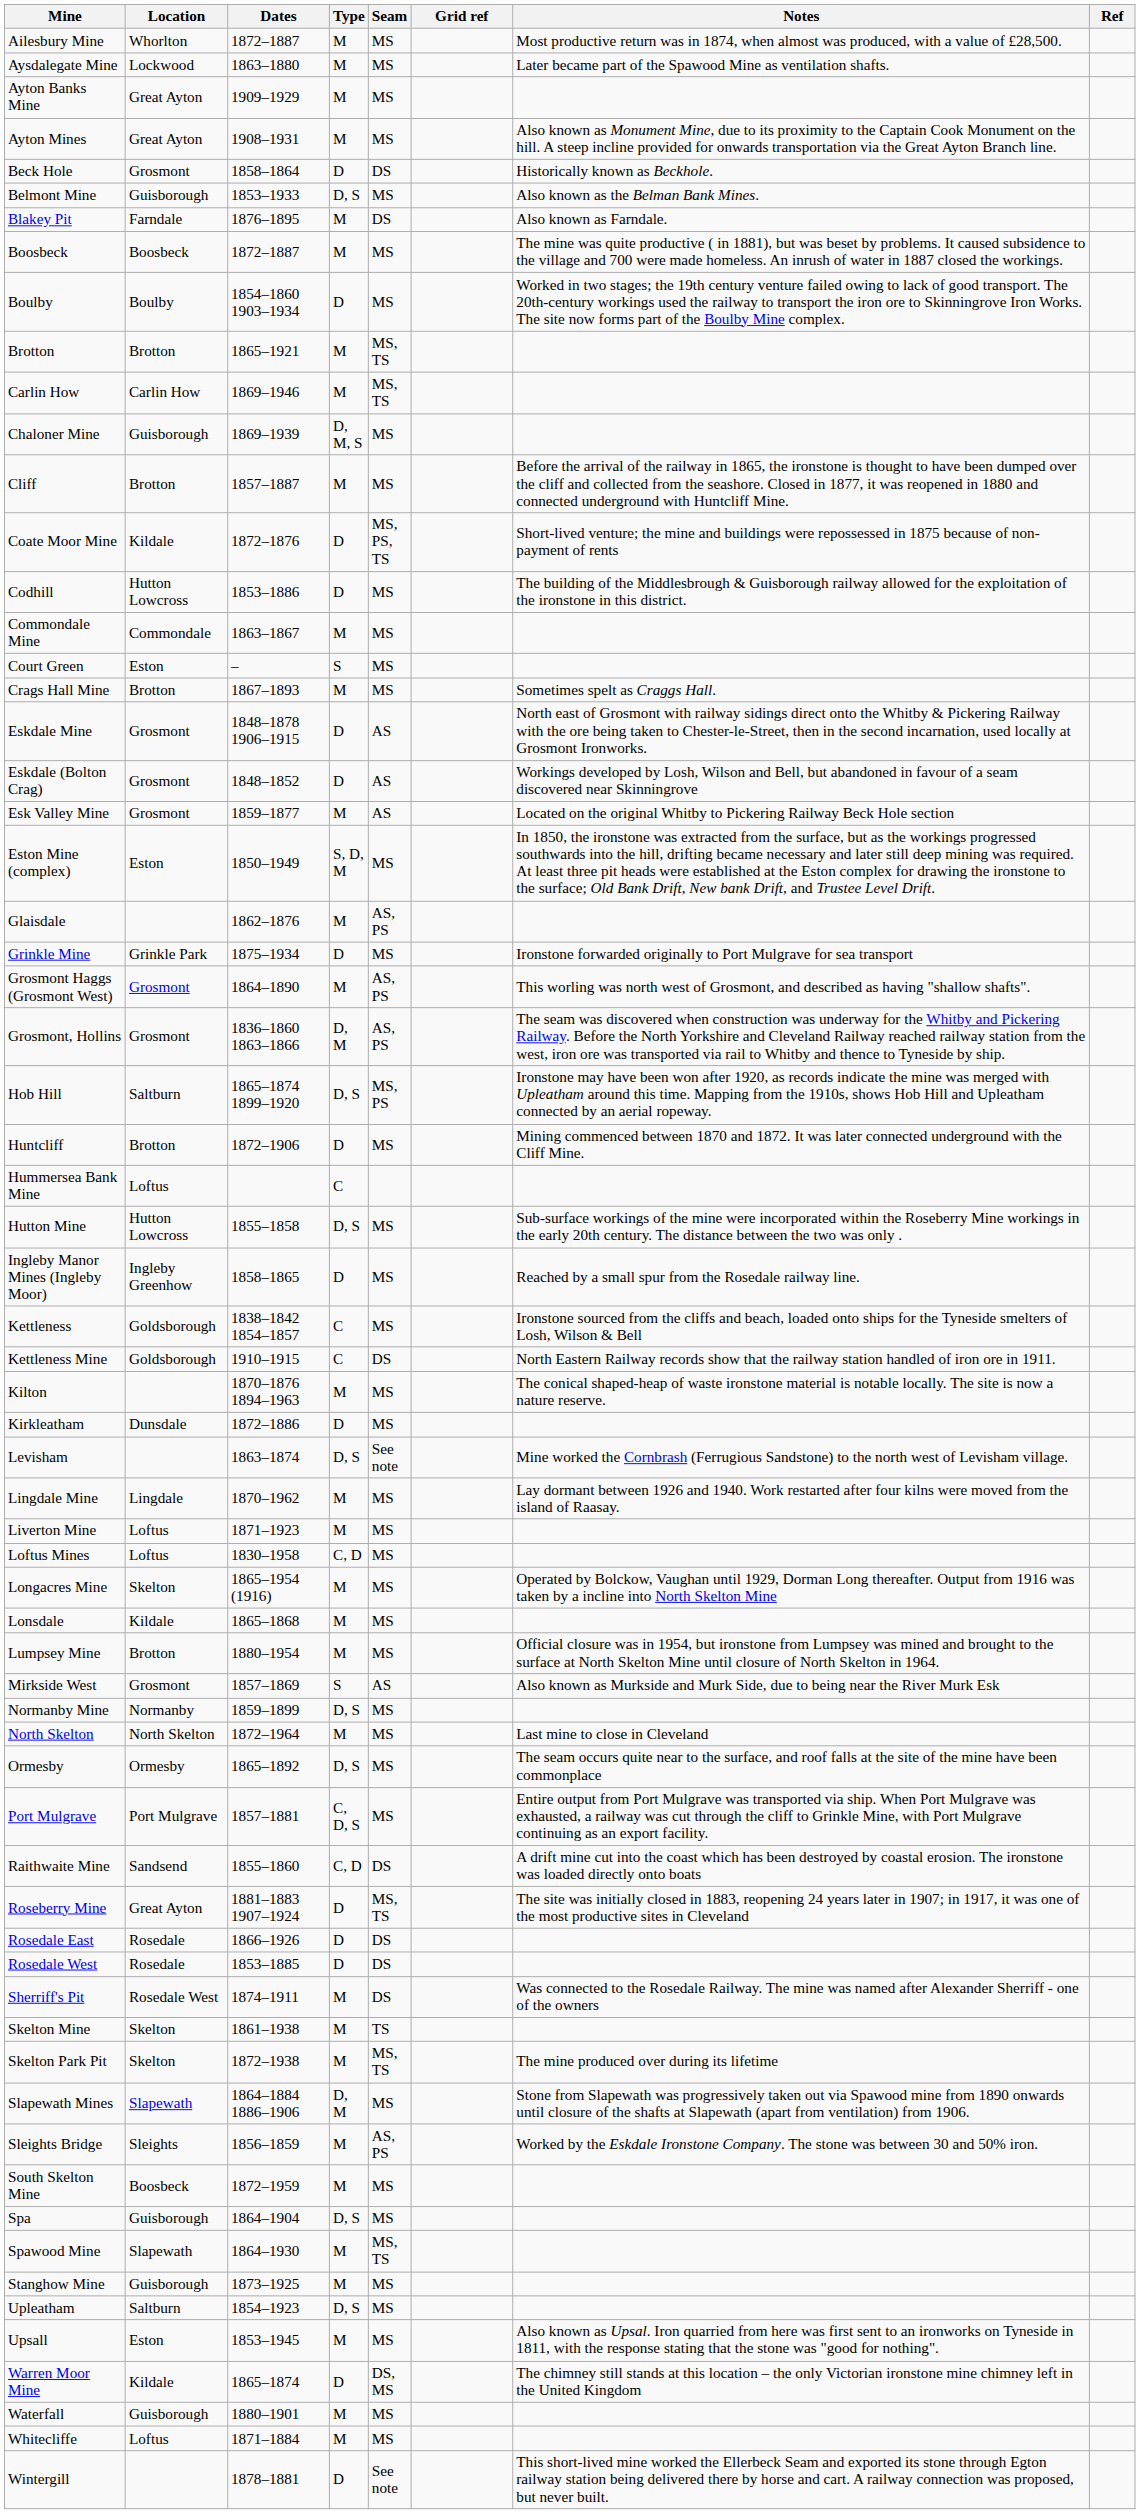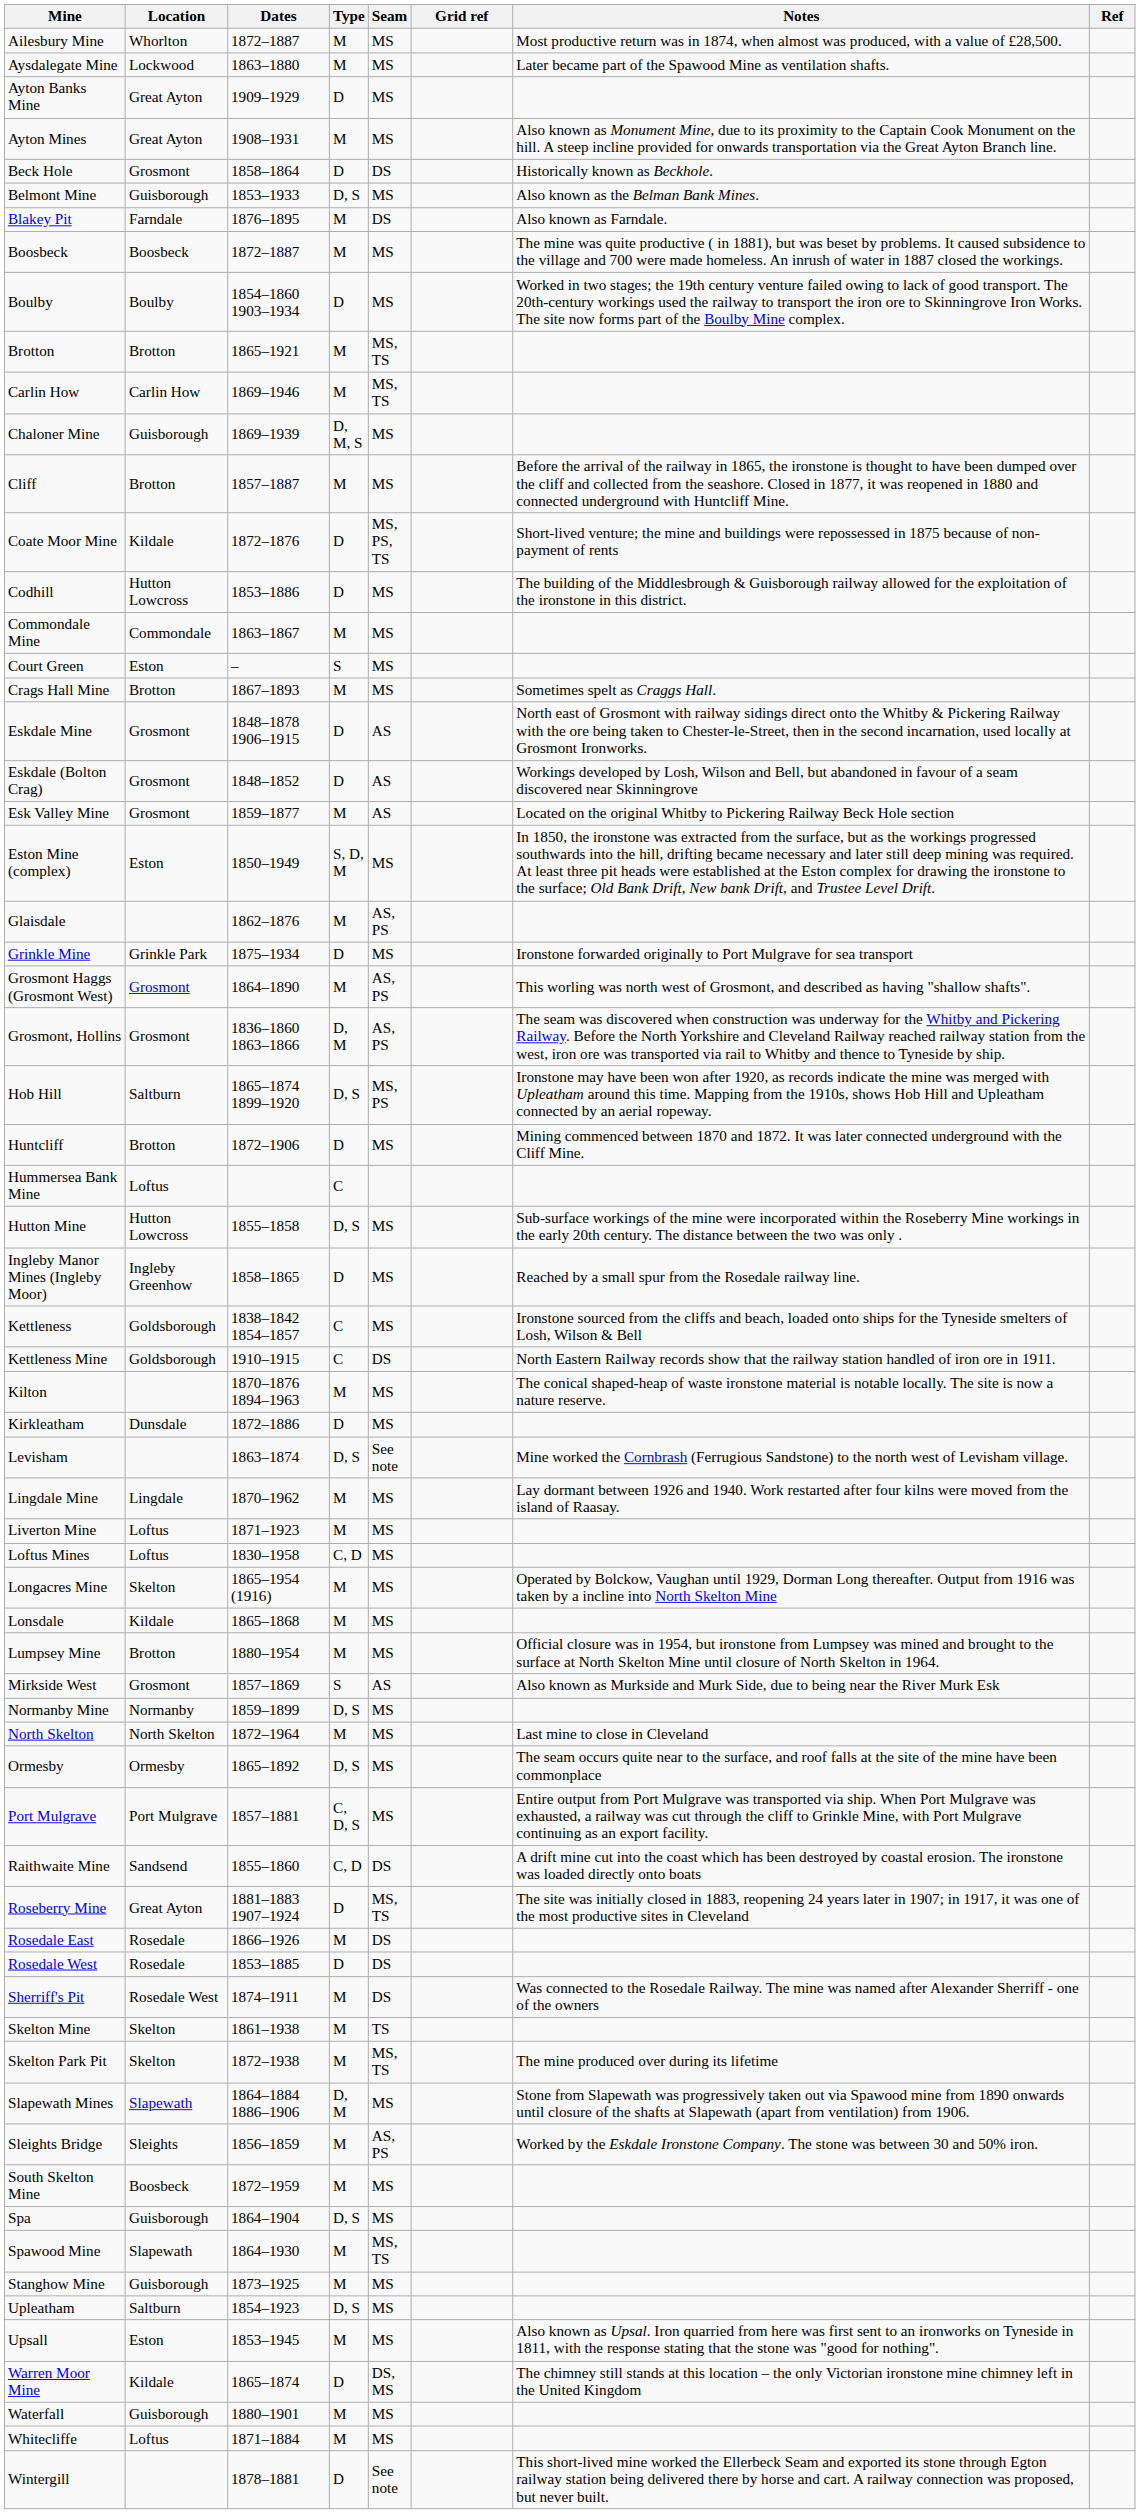(340, 97) M -> (338, 97) D
(338, 1940) D -> (340, 1940) M
